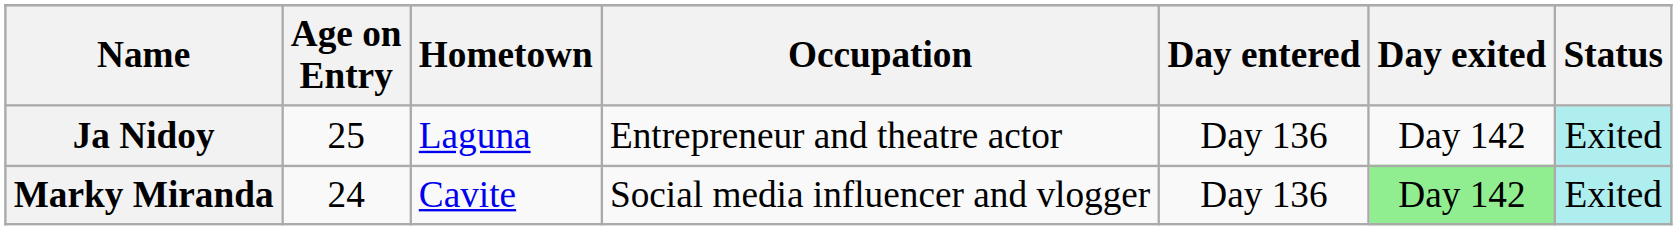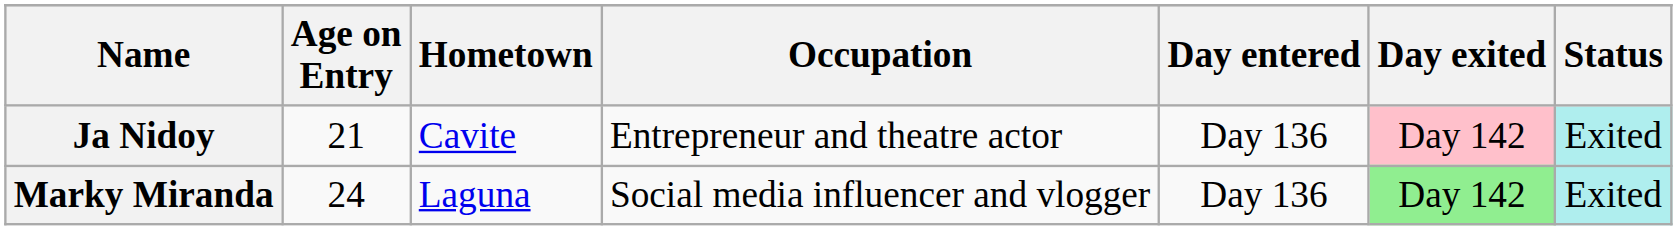(346, 135) 25 -> (346, 135) 21
(475, 135) Laguna -> (467, 135) Cavite
(1462, 135) no background -> (1462, 135) pink background
(467, 194) Cavite -> (475, 194) Laguna
